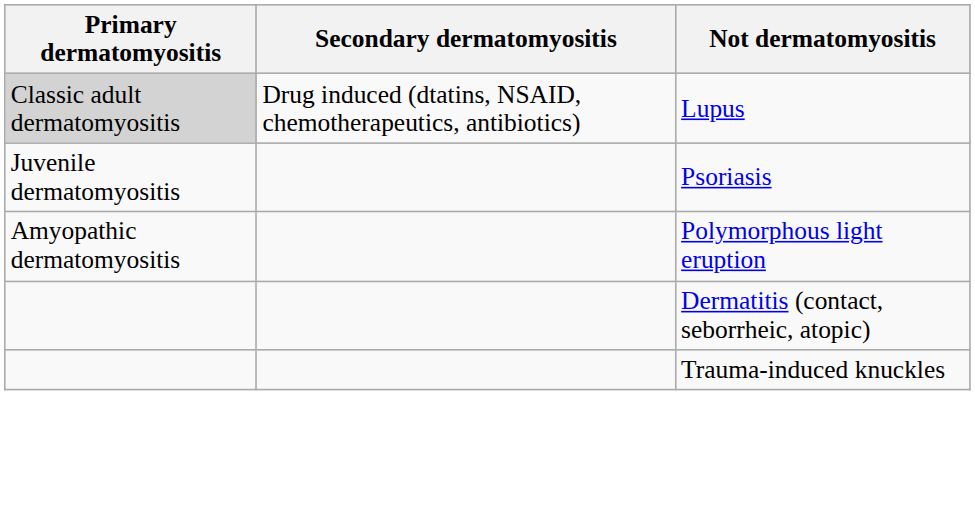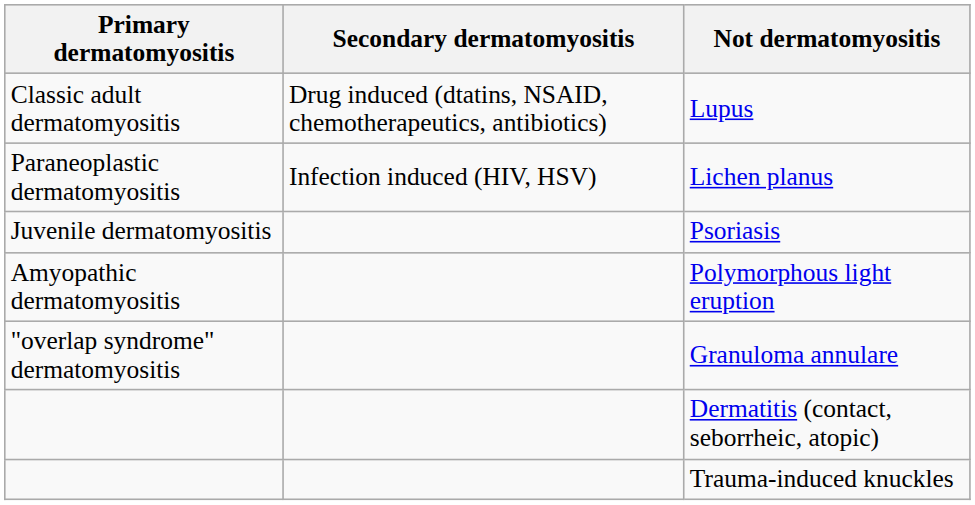(95, 107) lightgrey background -> (95, 107) no background
+ row: (761, 176)
+ row: (794, 355)
